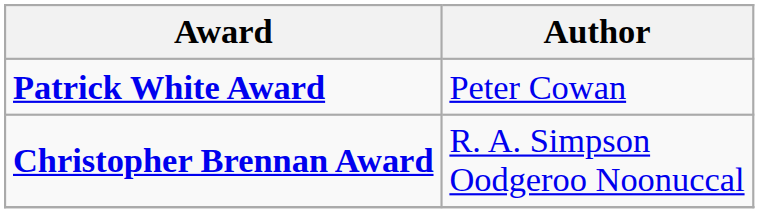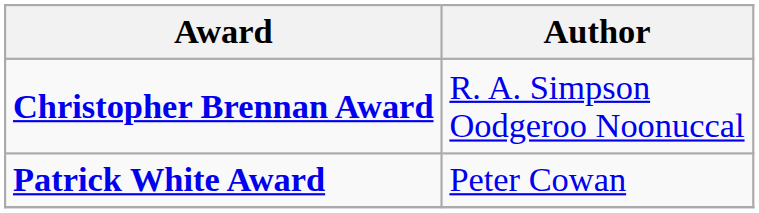rows swapped: (223, 160) <-> (169, 86)
